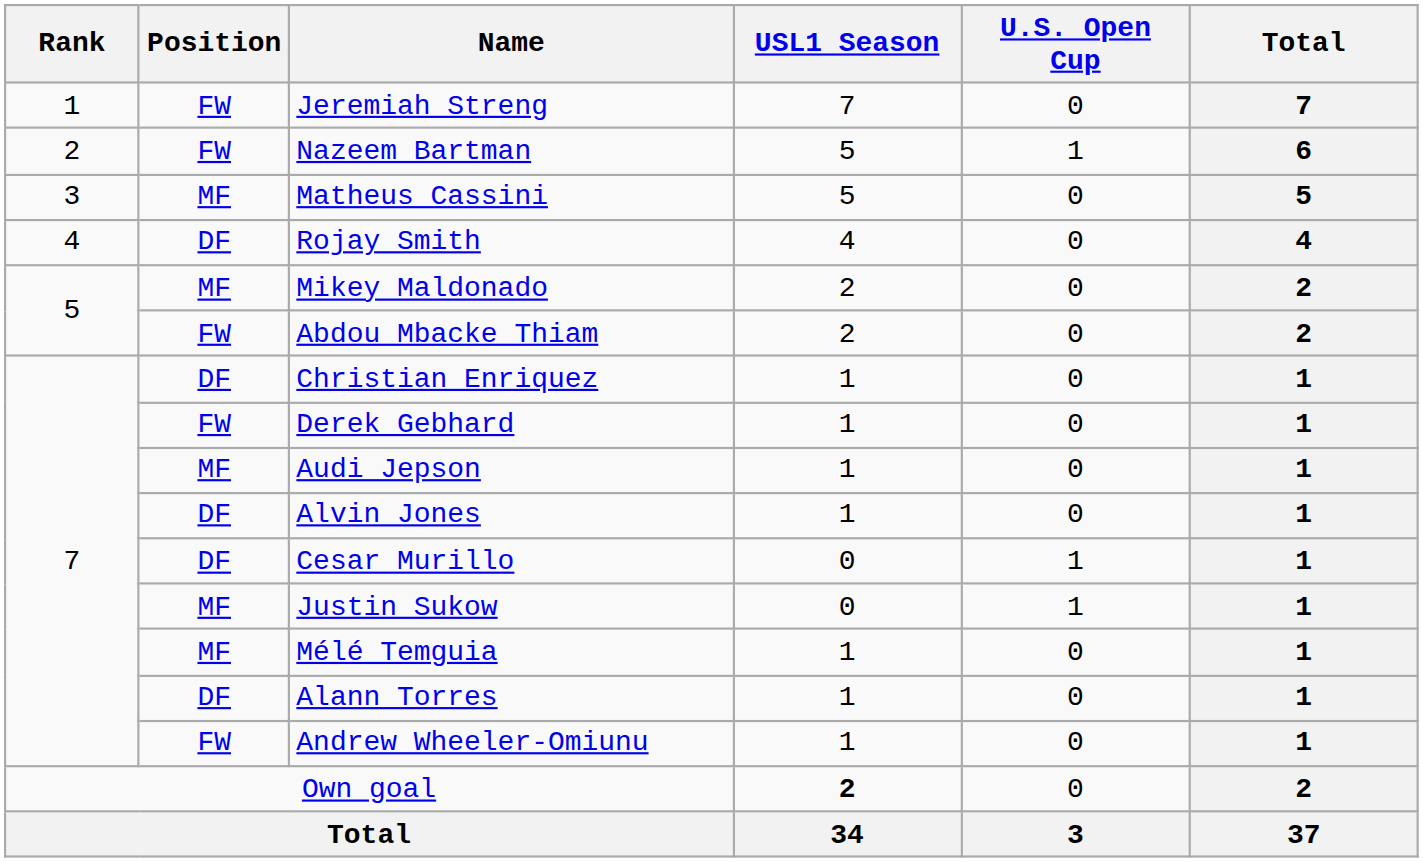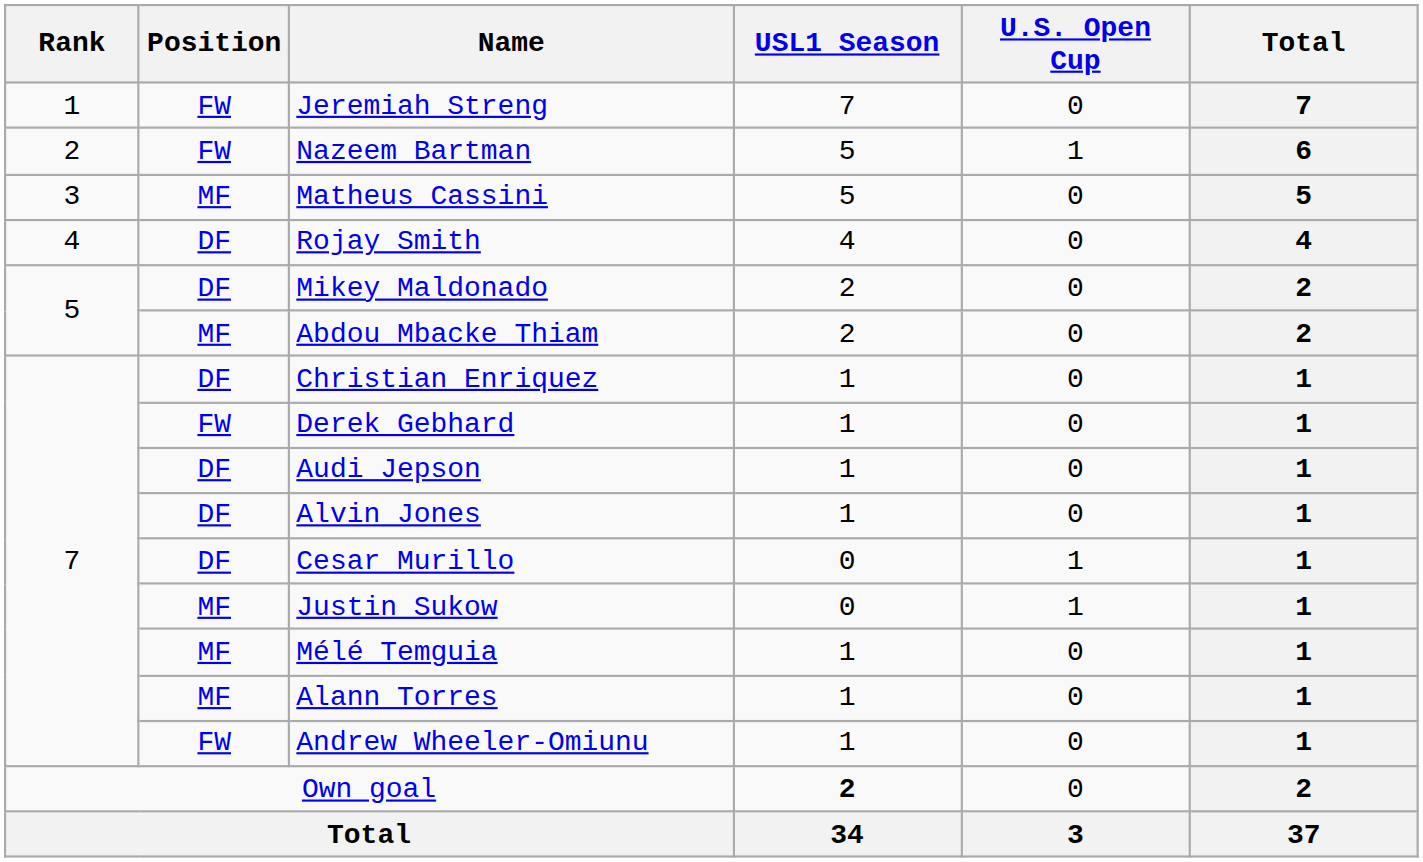(214, 288) MF -> (214, 288) DF
(214, 333) FW -> (214, 333) MF
(214, 470) MF -> (214, 470) DF
(214, 698) DF -> (214, 698) MF
